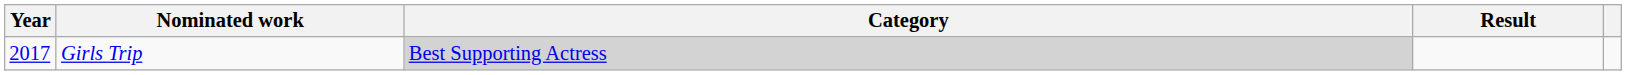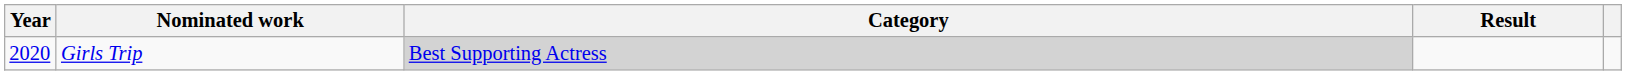(30, 53) 2017 -> (30, 53) 2020
